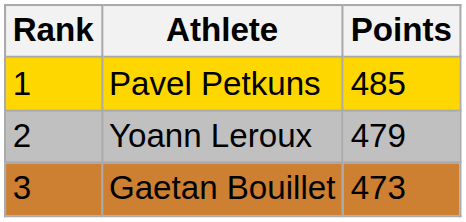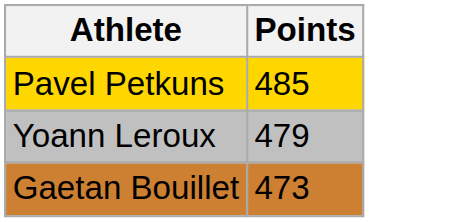- column: (53, 30)
